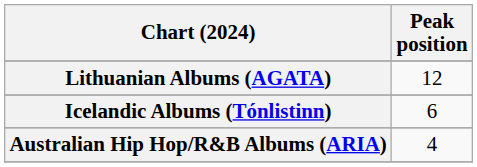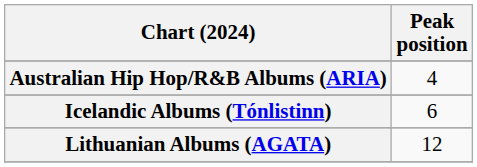rows swapped: (198, 144) <-> (198, 77)
